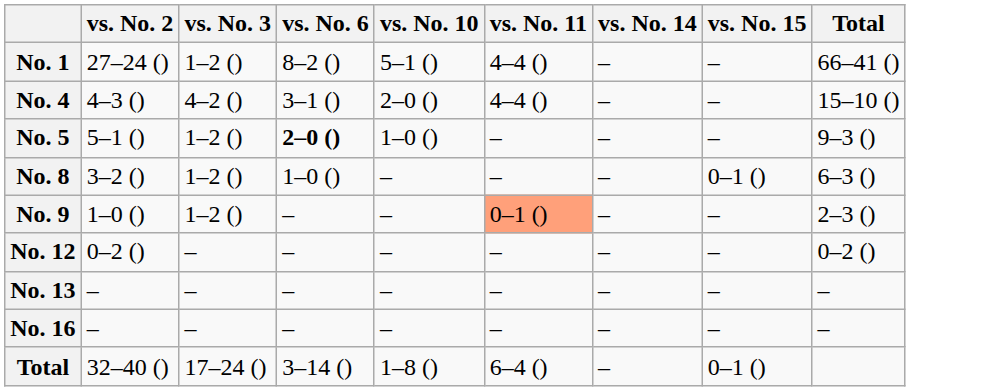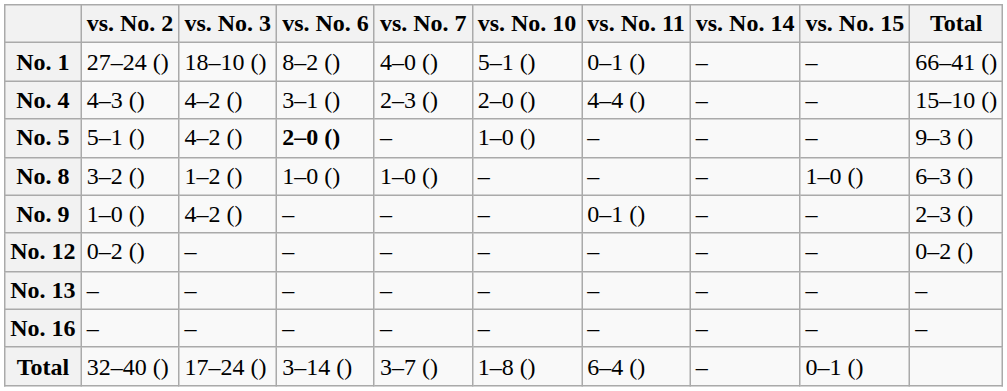+ column: (423, 23)
(213, 61) 1–2 () -> (225, 61) 18–10 ()
(519, 61) 4–4 () -> (616, 61) 0–1 ()
(213, 137) 1–2 () -> (213, 137) 4–2 ()
(737, 175) 0–1 () -> (835, 175) 1–0 ()
(213, 213) 1–2 () -> (213, 213) 4–2 ()
(519, 213) lightsalmon background -> (616, 213) no background
